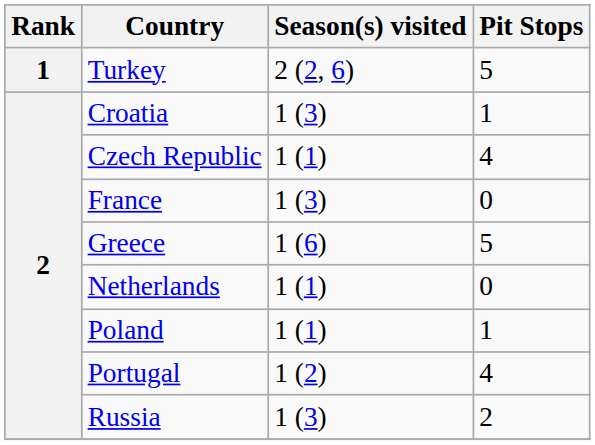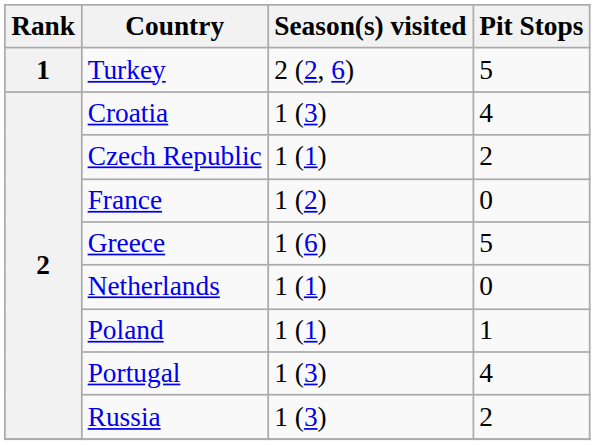(486, 112) 1 -> (486, 112) 4
(486, 156) 4 -> (486, 156) 2
(300, 199) 1 (3) -> (300, 199) 1 (2)
(300, 373) 1 (2) -> (300, 373) 1 (3)
